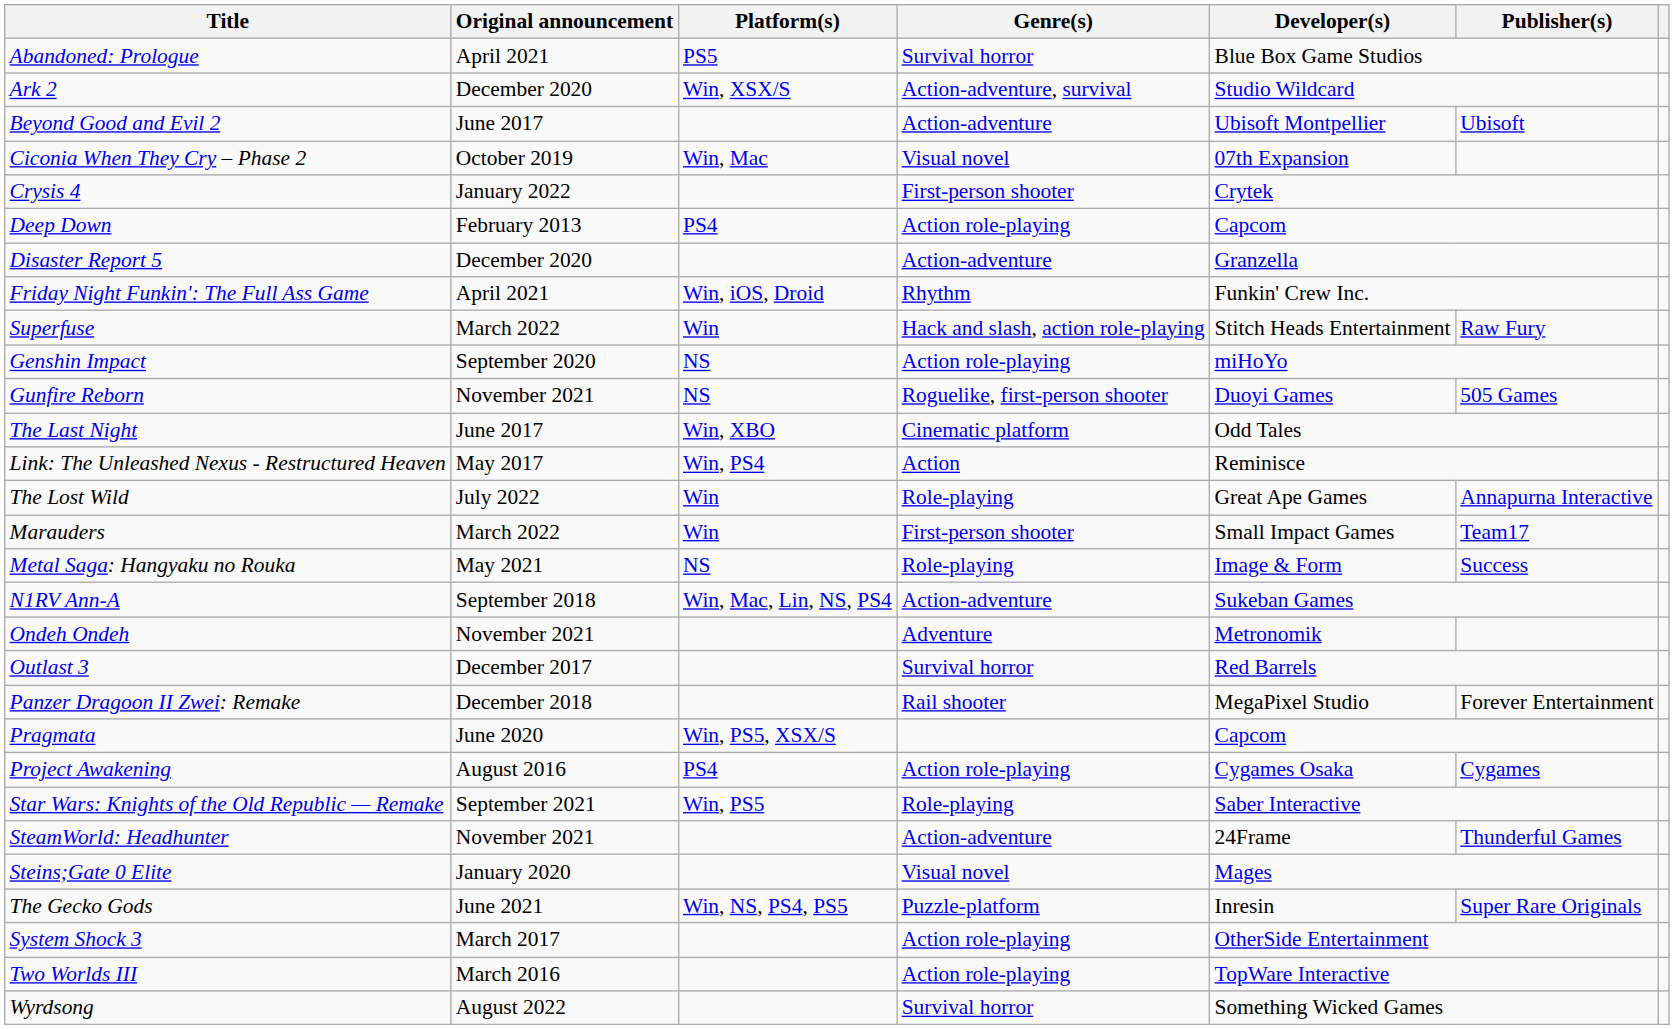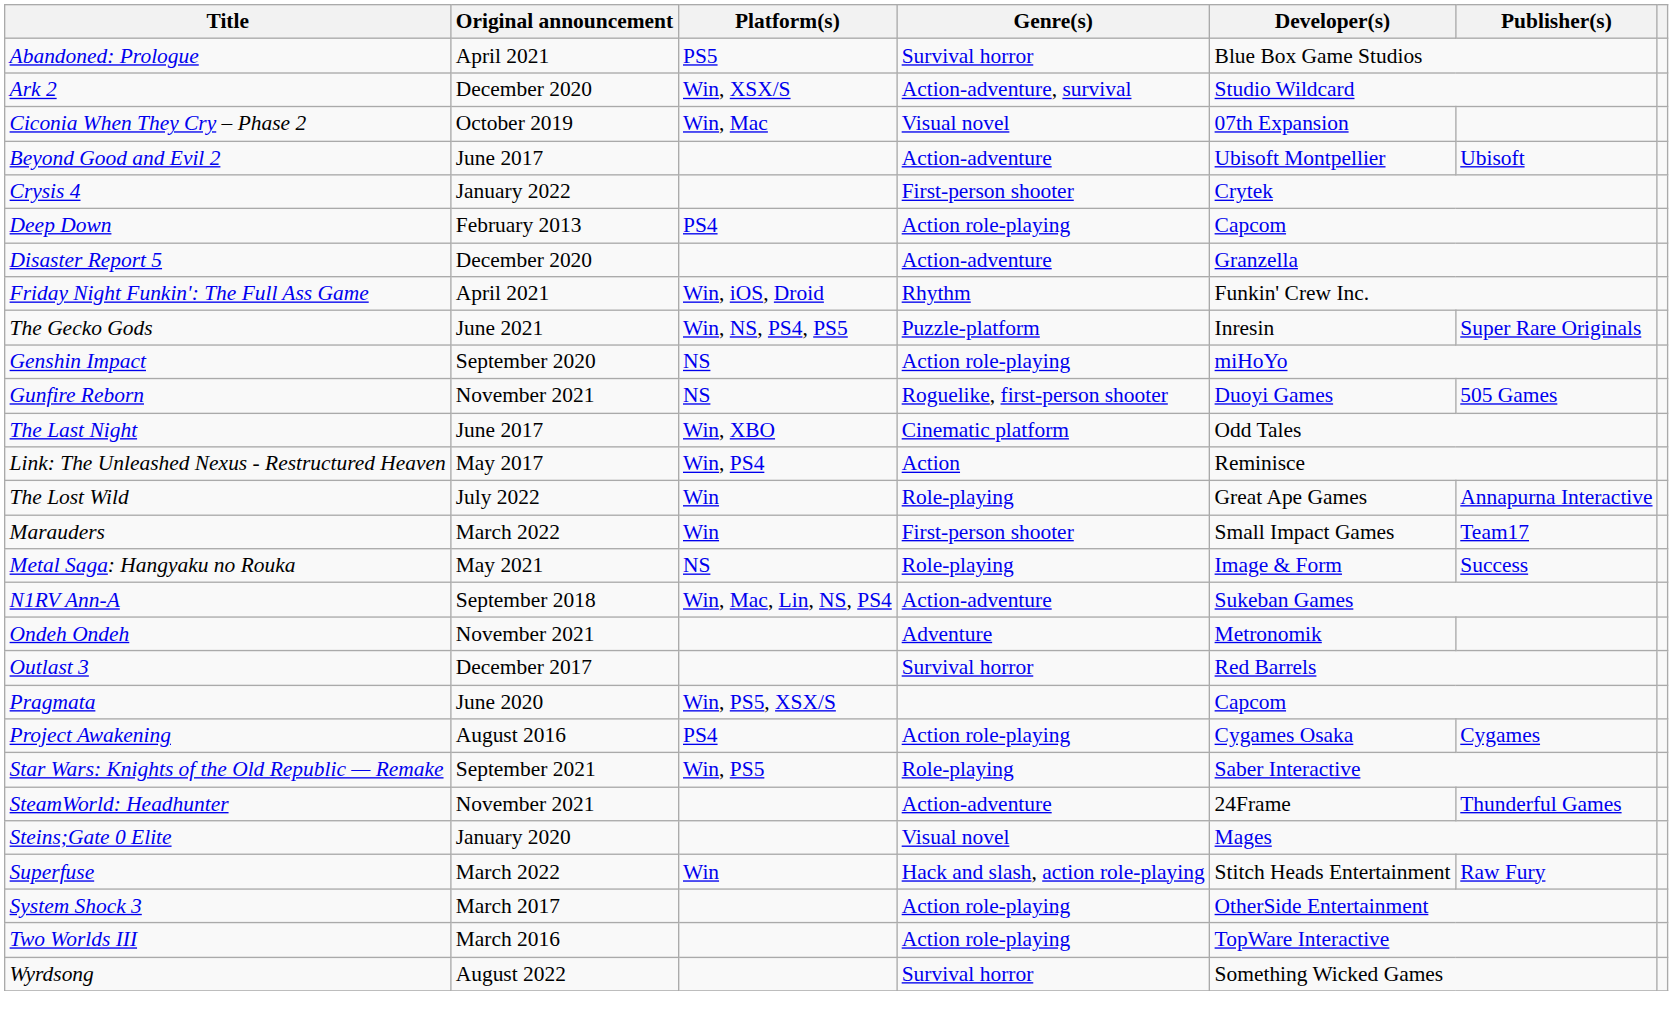rows swapped: (115, 123) <-> (158, 157)
rows swapped: (81, 905) <-> (52, 327)
- row: (155, 701)
